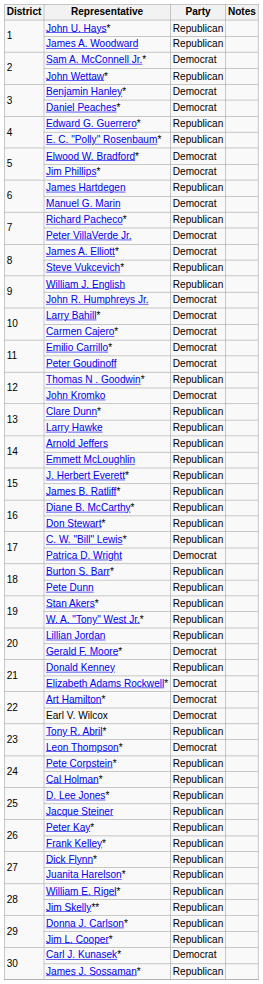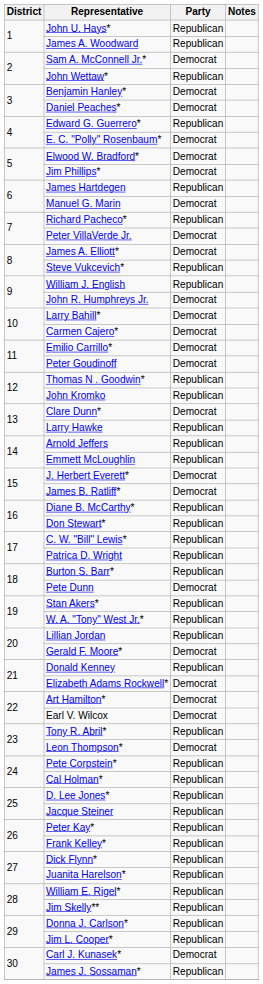(198, 140) Republican -> (195, 140) Democrat
(195, 396) Democrat -> (198, 396) Republican
(198, 412) Republican -> (195, 412) Democrat
(198, 476) Republican -> (195, 476) Democrat
(198, 492) Republican -> (195, 492) Democrat
(195, 556) Democrat -> (198, 556) Republican
(198, 587) Republican -> (195, 587) Democrat
